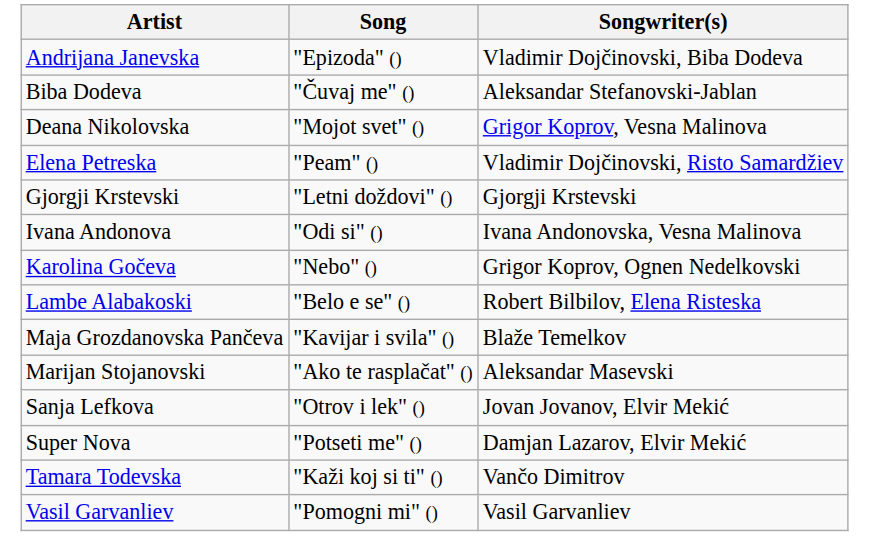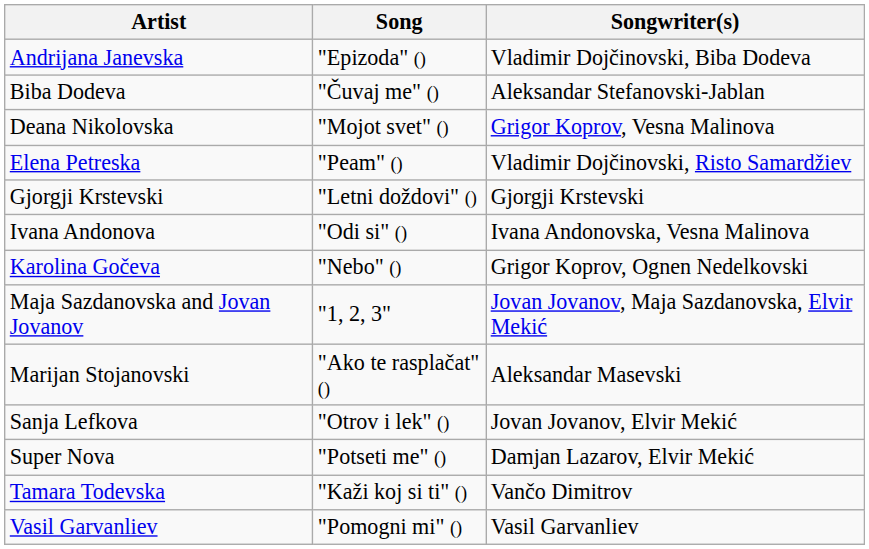- row: (109, 302)
- row: (154, 337)
+ row: (140, 314)
